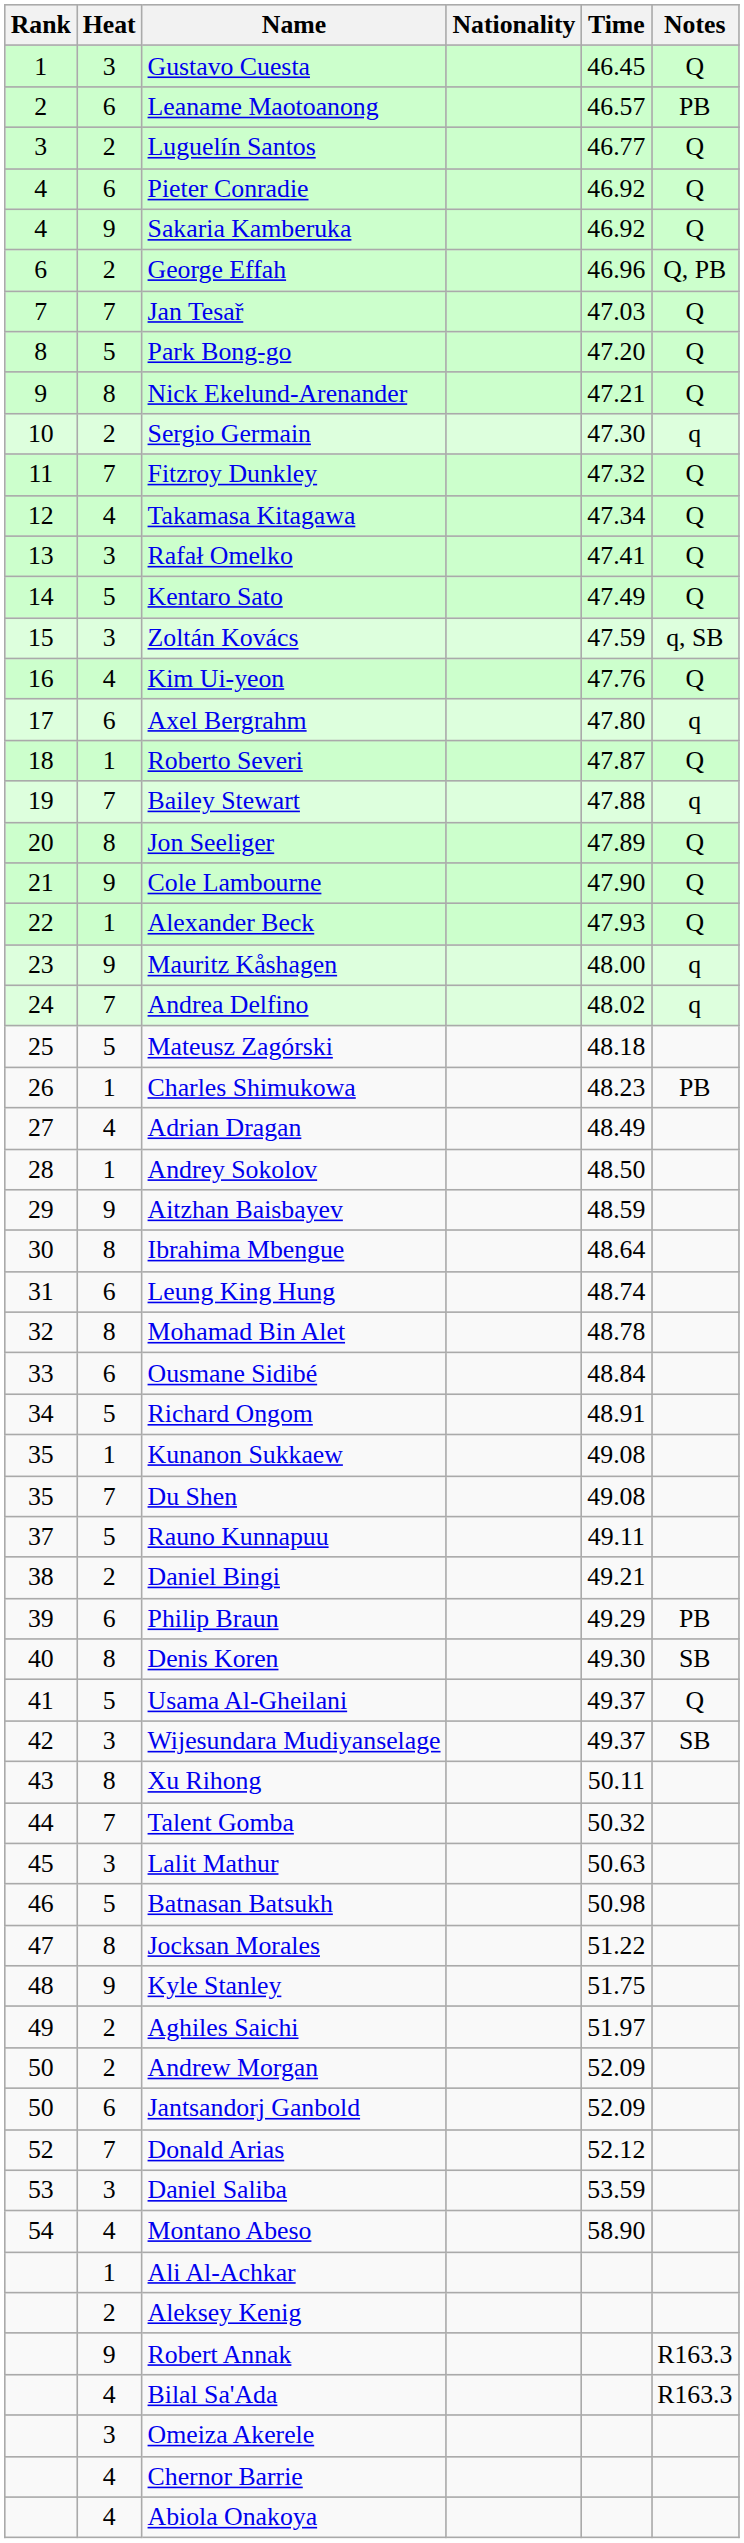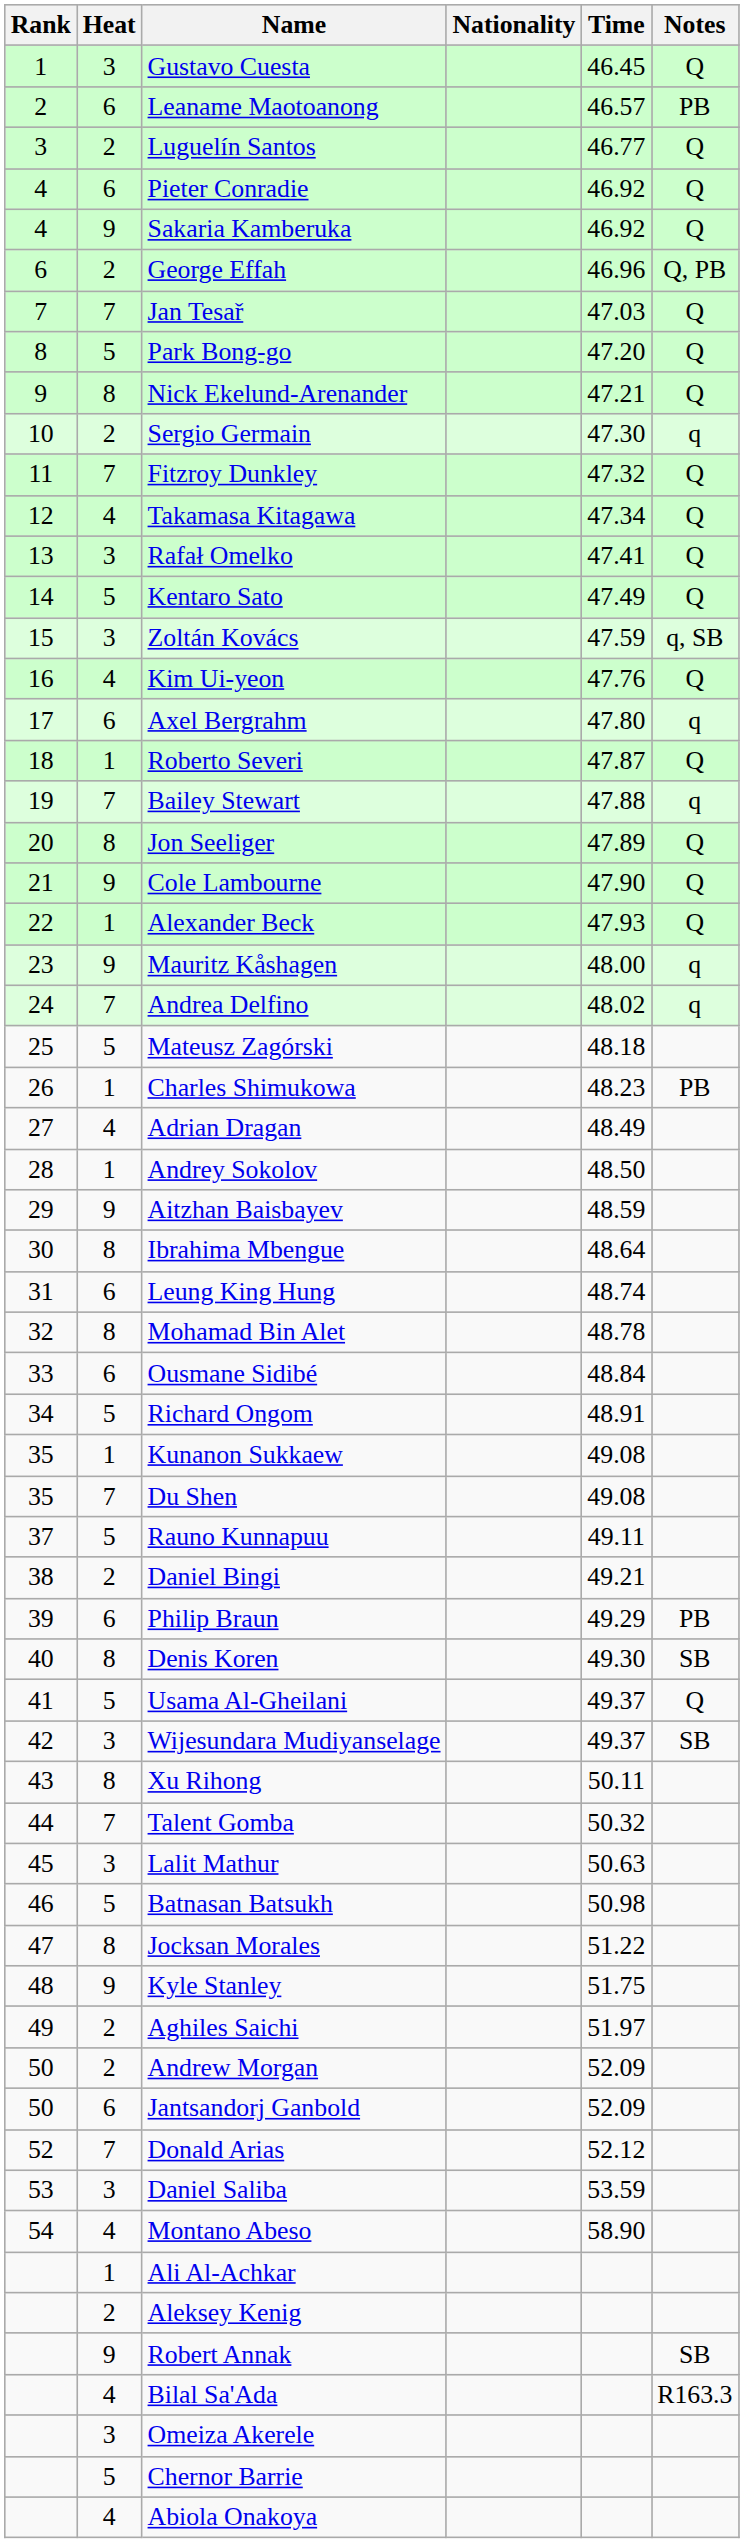(695, 2353) R163.3 -> (695, 2353) SB
(109, 2476) 4 -> (109, 2476) 5
